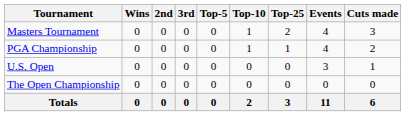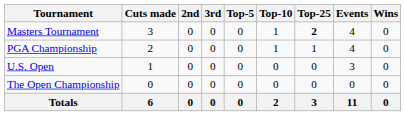columns swapped: (137, 13) <-> (372, 13)
(287, 31) normal -> (314, 31) bold
